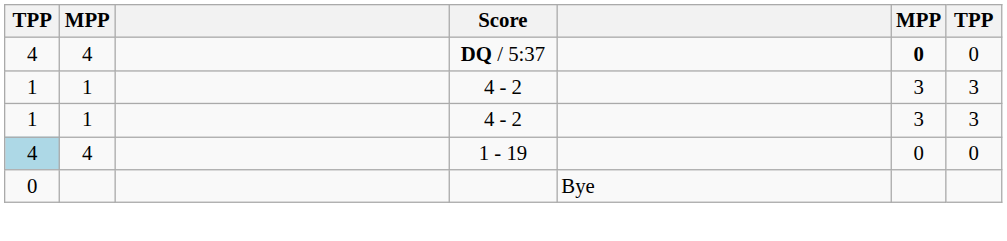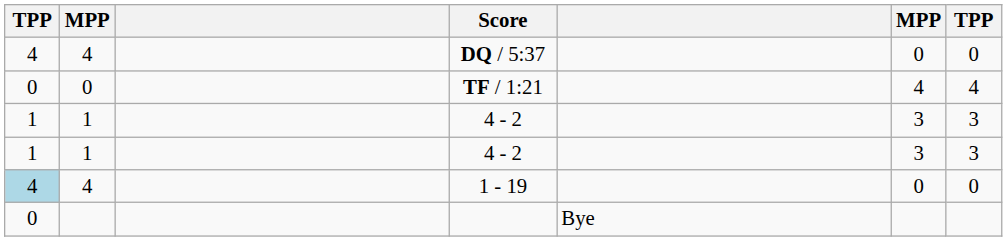(919, 53) bold -> (919, 53) normal
+ row: (87, 86)
